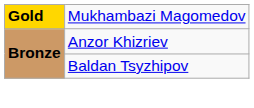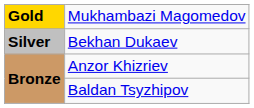+ row: (123, 41)
